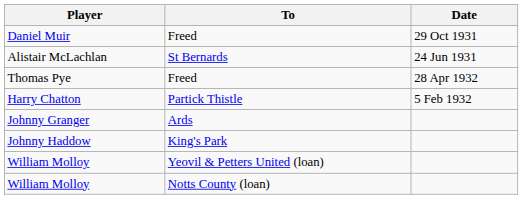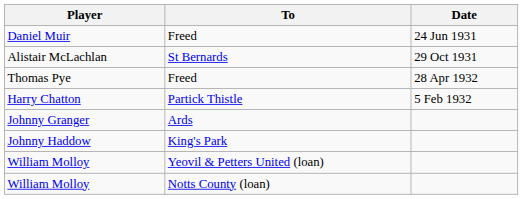(446, 36) 29 Oct 1931 -> (445, 36) 24 Jun 1931
(445, 57) 24 Jun 1931 -> (446, 57) 29 Oct 1931
